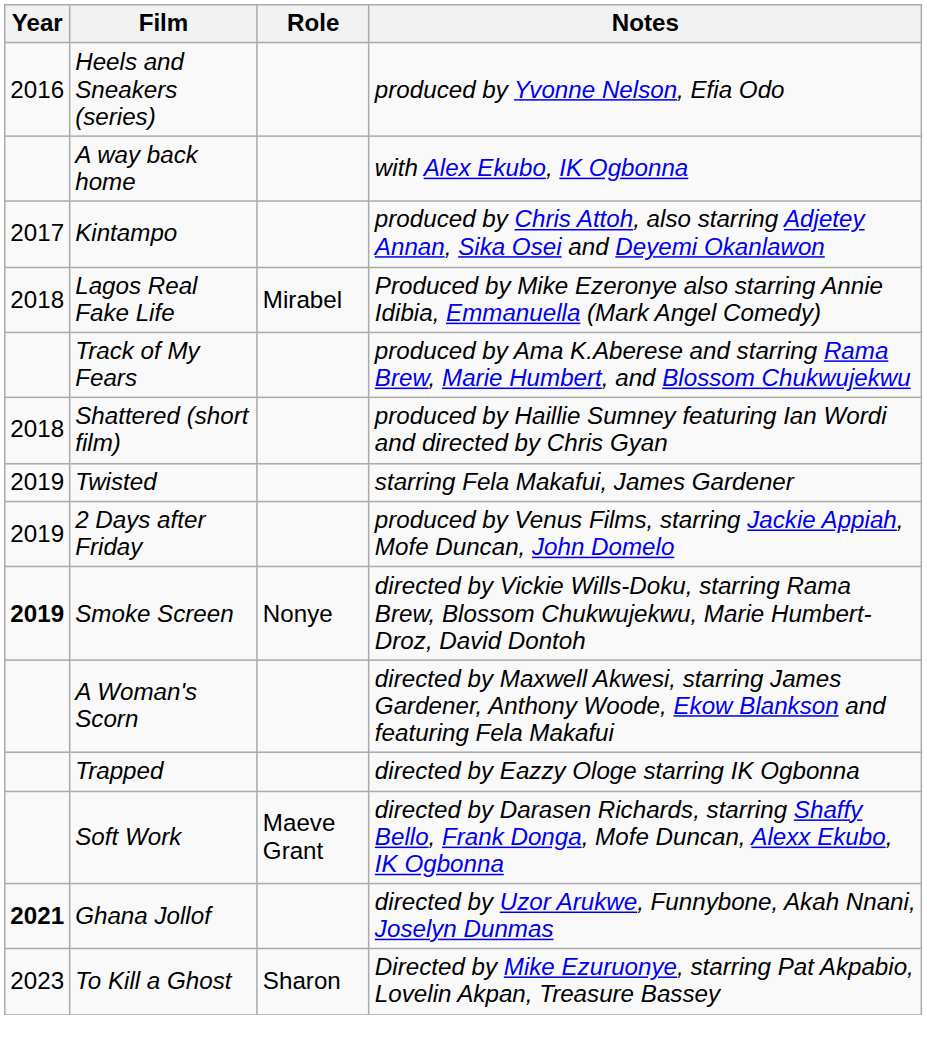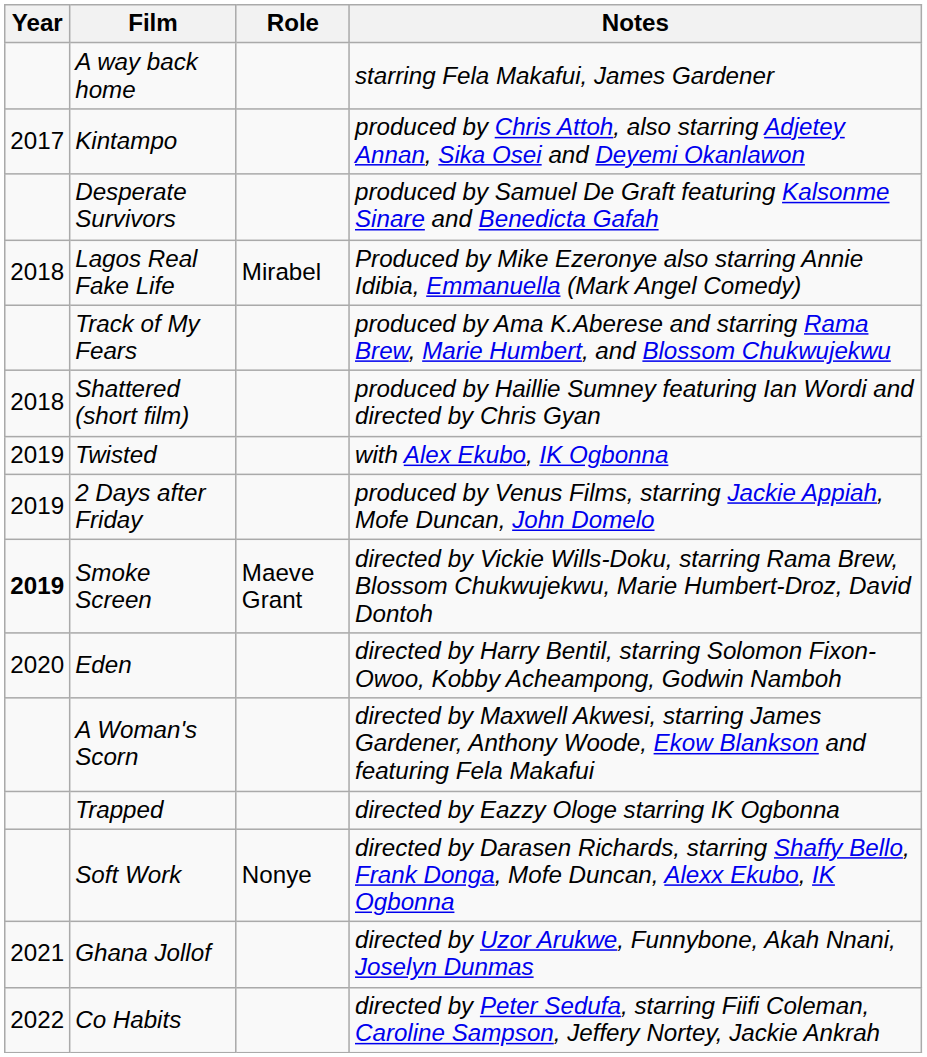- row: (130, 89)
(532, 168) with Alex Ekubo, IK Ogbonna -> (564, 75) starring Fela Makafui, James Gardener
+ row: (131, 206)
(584, 482) starring Fela Makafui, James Gardener -> (512, 454) with Alex Ekubo, IK Ogbonna
(298, 613) Nonye -> (278, 585) Maeve Grant
+ row: (103, 665)
(299, 836) Maeve Grant -> (277, 875) Nonye
(37, 915) bold -> (37, 954) normal
+ row: (128, 1019)
- row: (153, 981)
